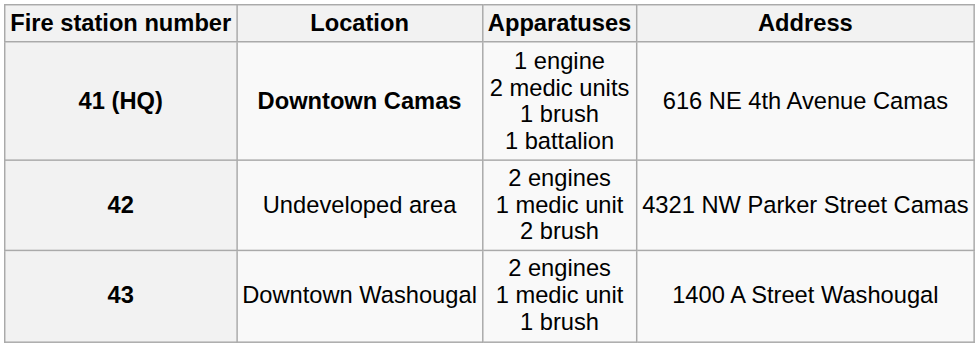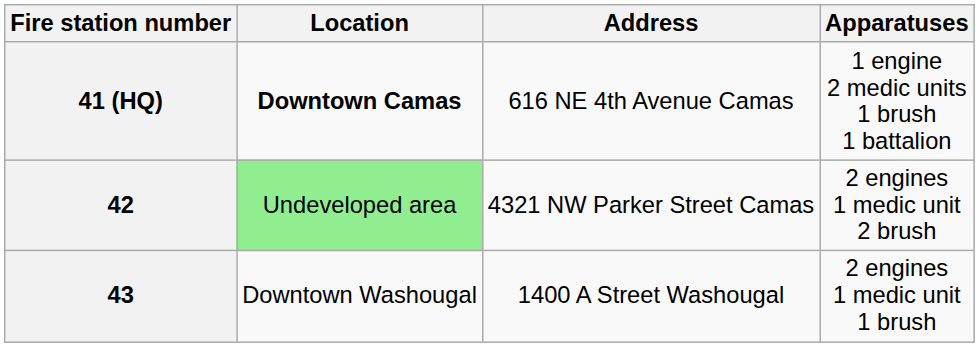columns swapped: (805, 23) <-> (560, 23)
(360, 204) no background -> (360, 204) lightgreen background
